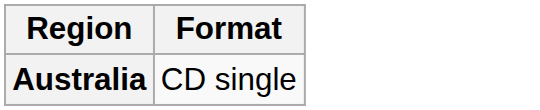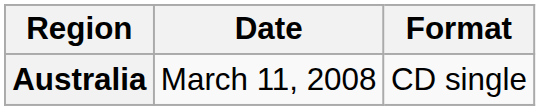+ column: (269, 29)
